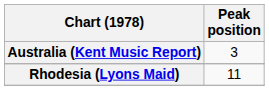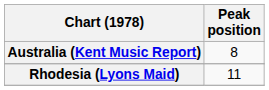(234, 52) 3 -> (234, 52) 8
